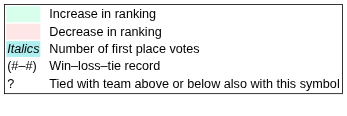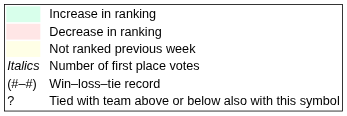+ row: (122, 49)
(23, 49) paleturquoise background -> (23, 66) no background
